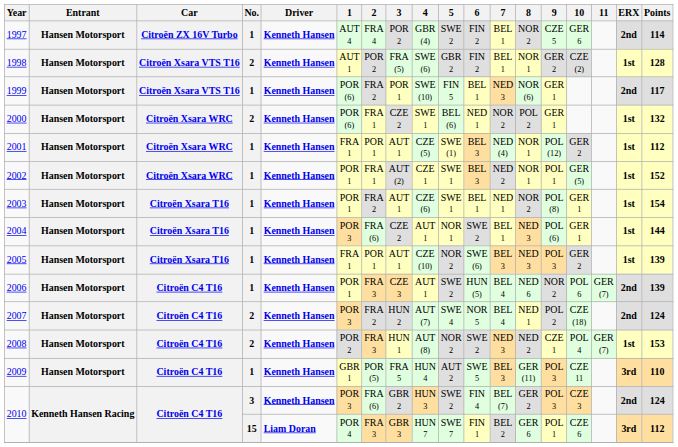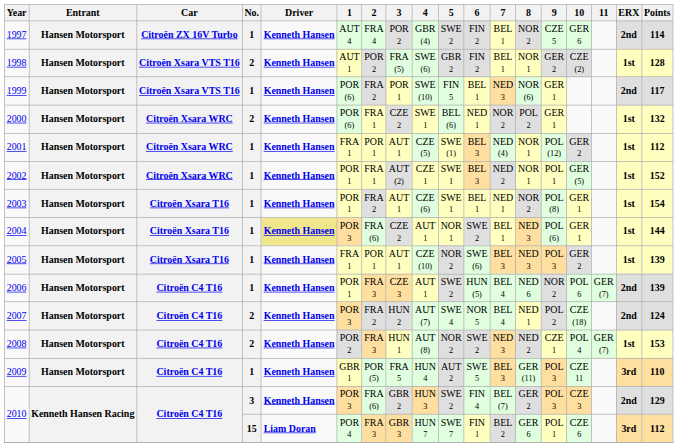(299, 232) no background -> (299, 232) khaki background
(657, 400) 124 -> (657, 400) 129
